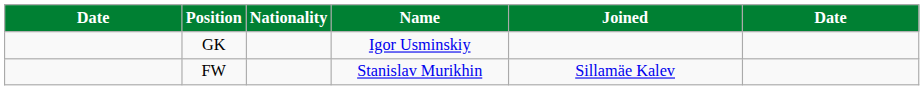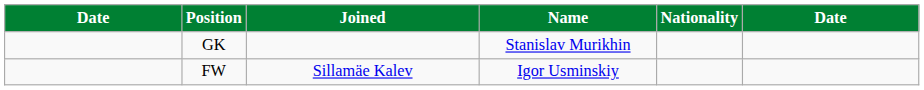columns swapped: (288, 18) <-> (625, 18)
(420, 45) Igor Usminskiy -> (568, 45) Stanislav Murikhin
(420, 71) Stanislav Murikhin -> (568, 71) Igor Usminskiy
